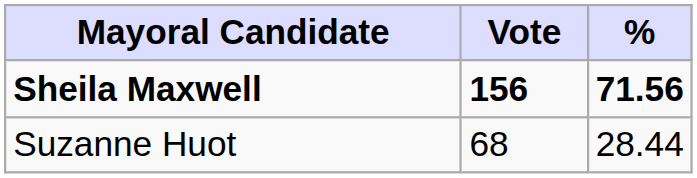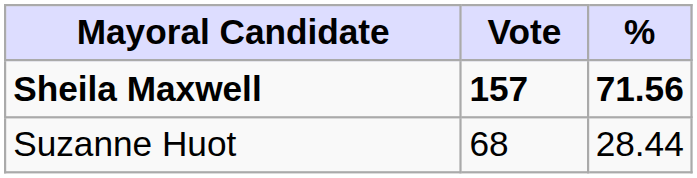(499, 88) 156 -> (499, 88) 157
